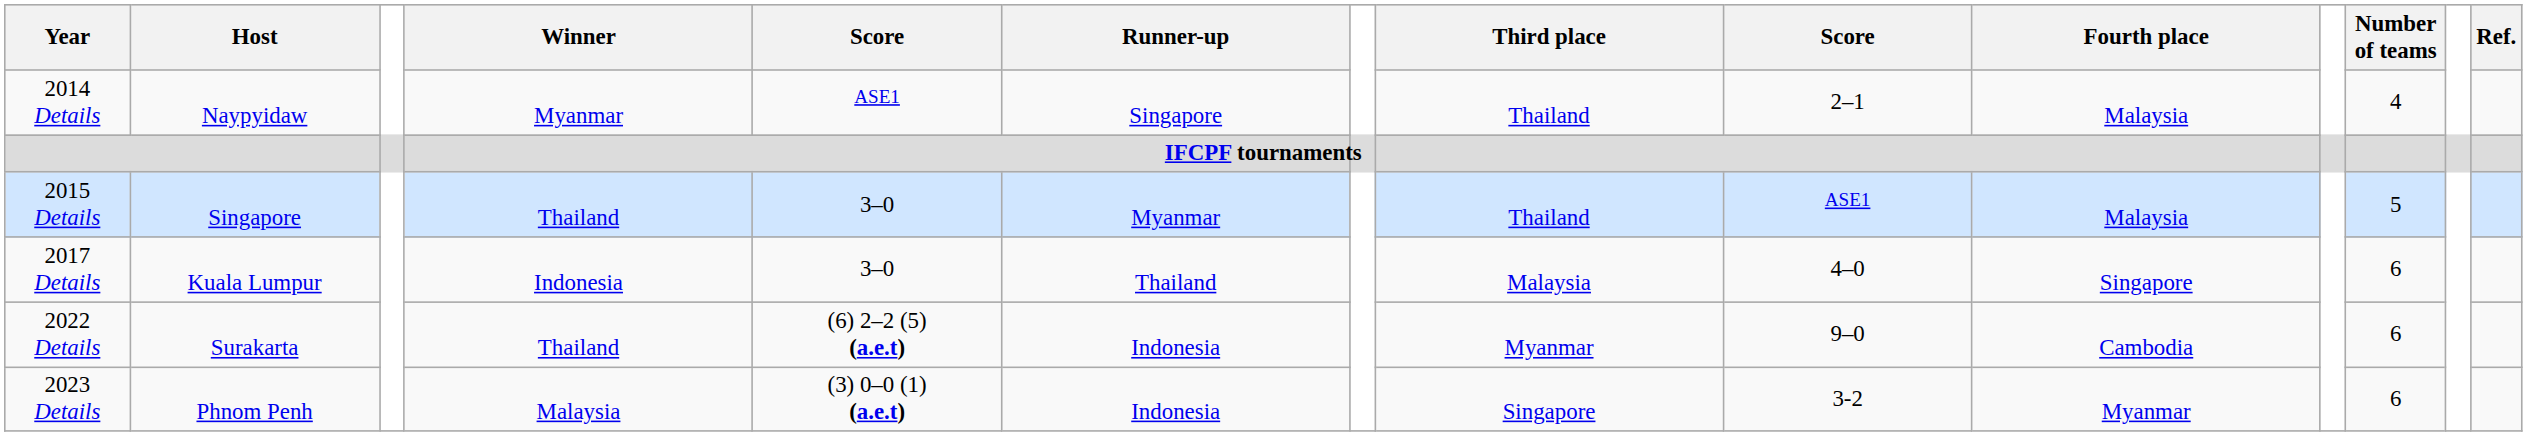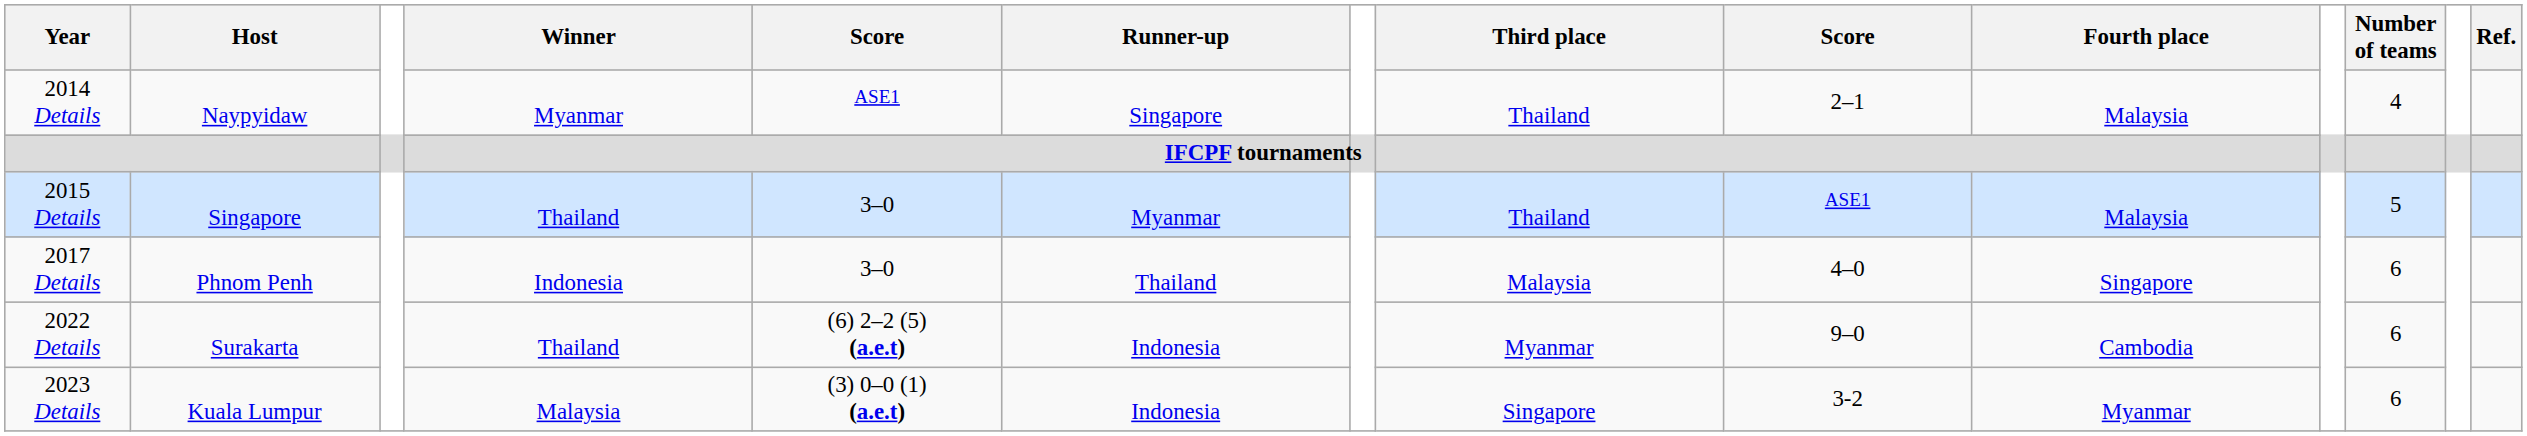(255, 282) Kuala Lumpur -> (255, 282) Phnom Penh
(255, 412) Phnom Penh -> (255, 412) Kuala Lumpur
